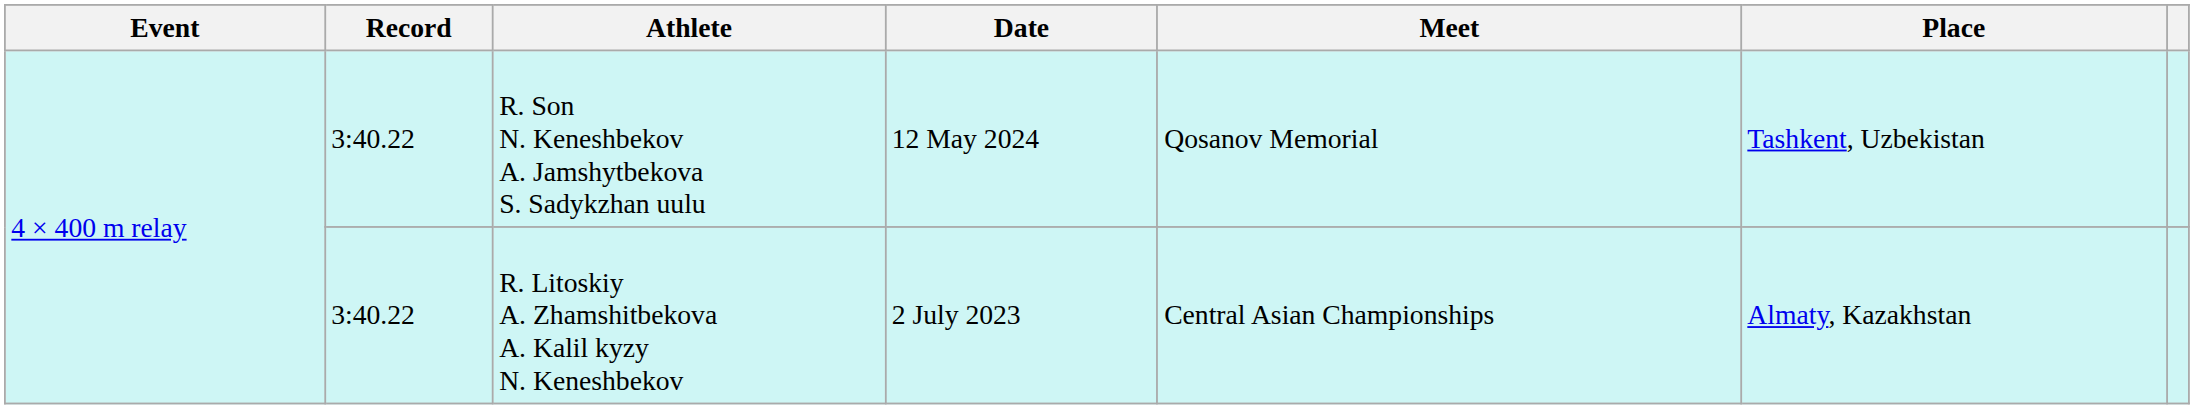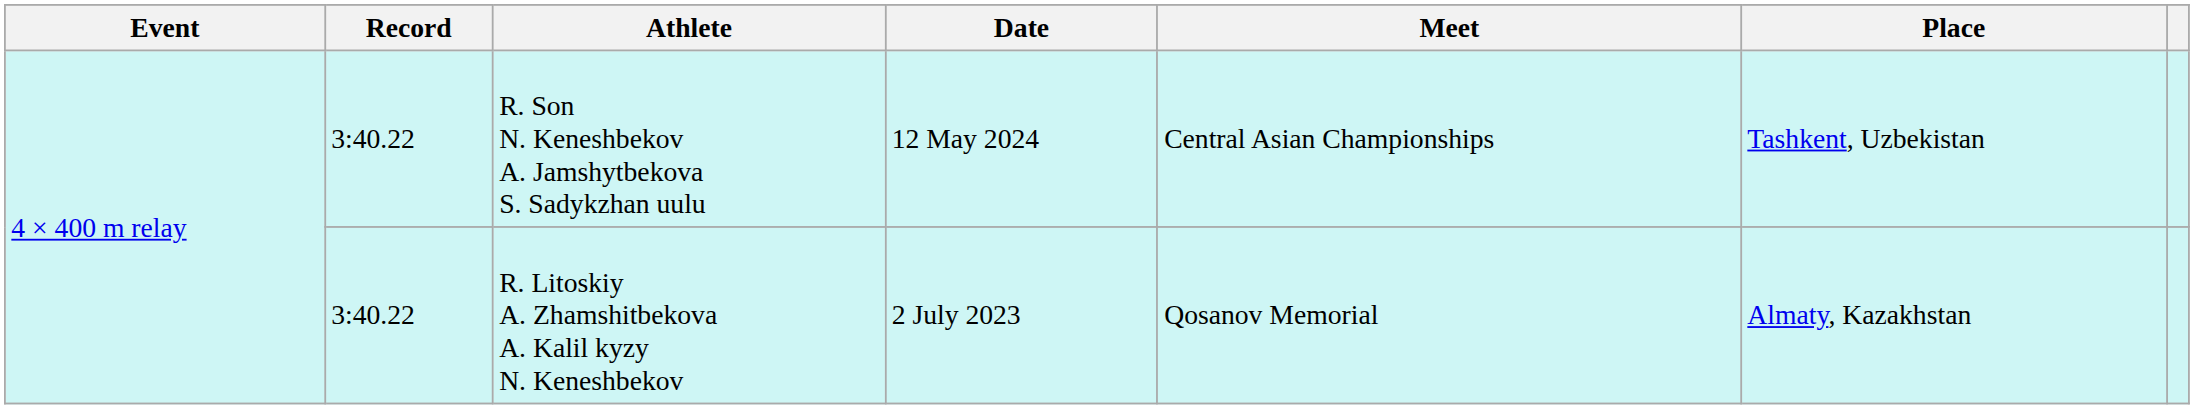(1271, 138) Qosanov Memorial -> (1329, 138) Central Asian Championships
(1329, 315) Central Asian Championships -> (1271, 315) Qosanov Memorial
